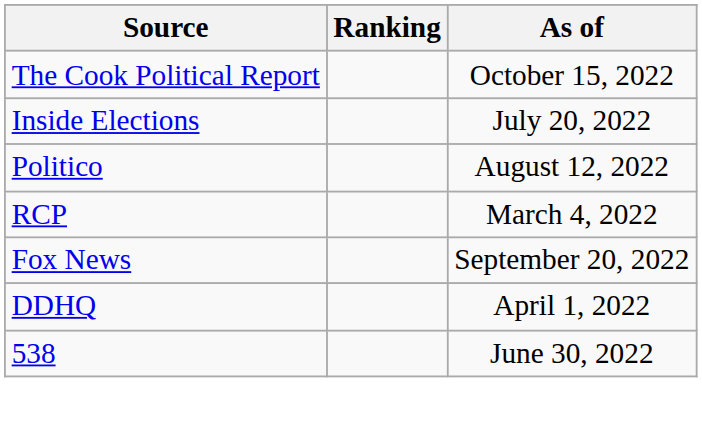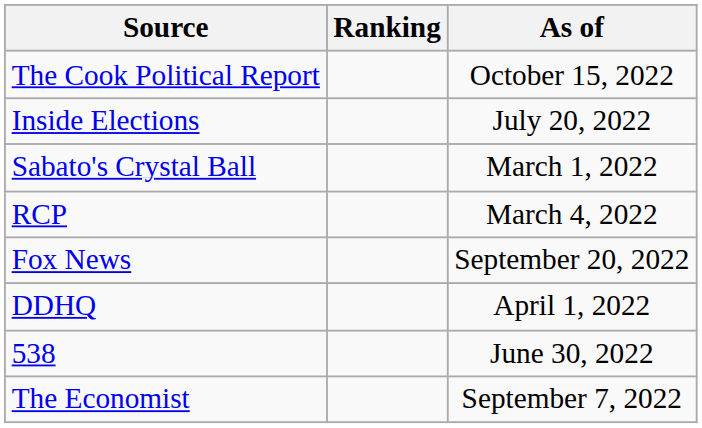+ row: (134, 167)
- row: (57, 167)
+ row: (101, 399)
